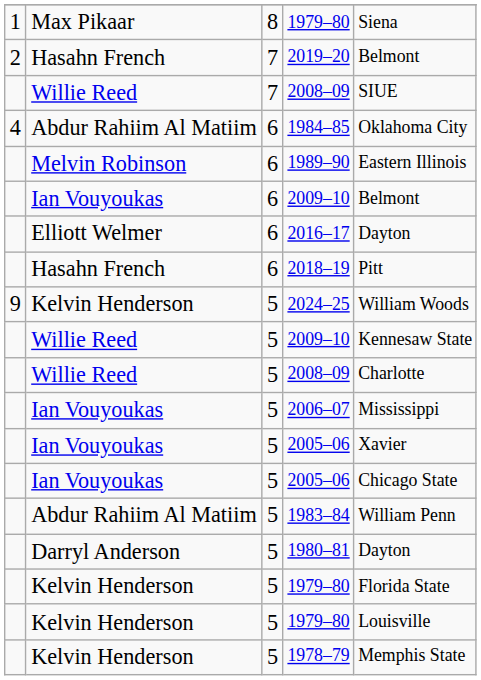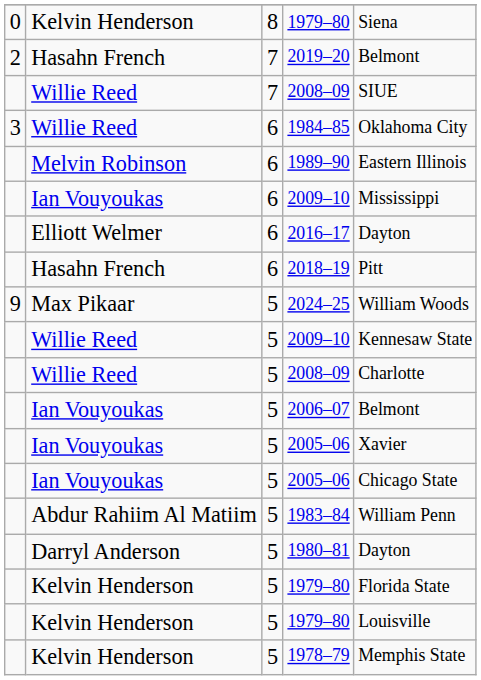(15, 22) 1 -> (15, 22) 0
(83, 22) Max Pikaar -> (112, 22) Kelvin Henderson
(15, 127) 4 -> (15, 127) 3
(144, 127) Abdur Rahiim Al Matiim -> (84, 127) Willie Reed
(389, 198) Belmont -> (399, 198) Mississippi
(112, 304) Kelvin Henderson -> (83, 304) Max Pikaar
(399, 410) Mississippi -> (389, 410) Belmont
